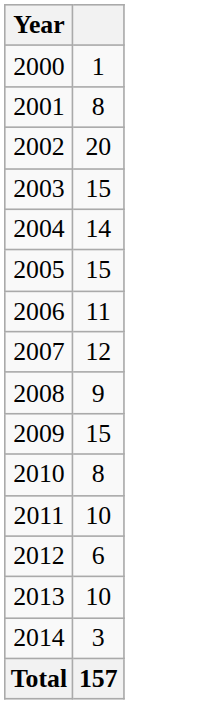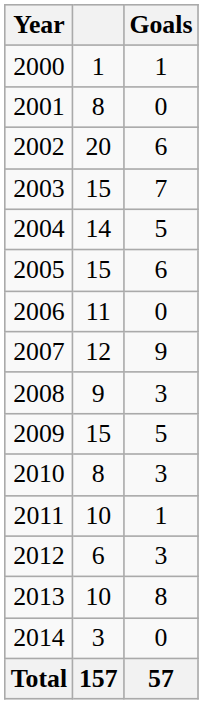+ column: (161, 24)
